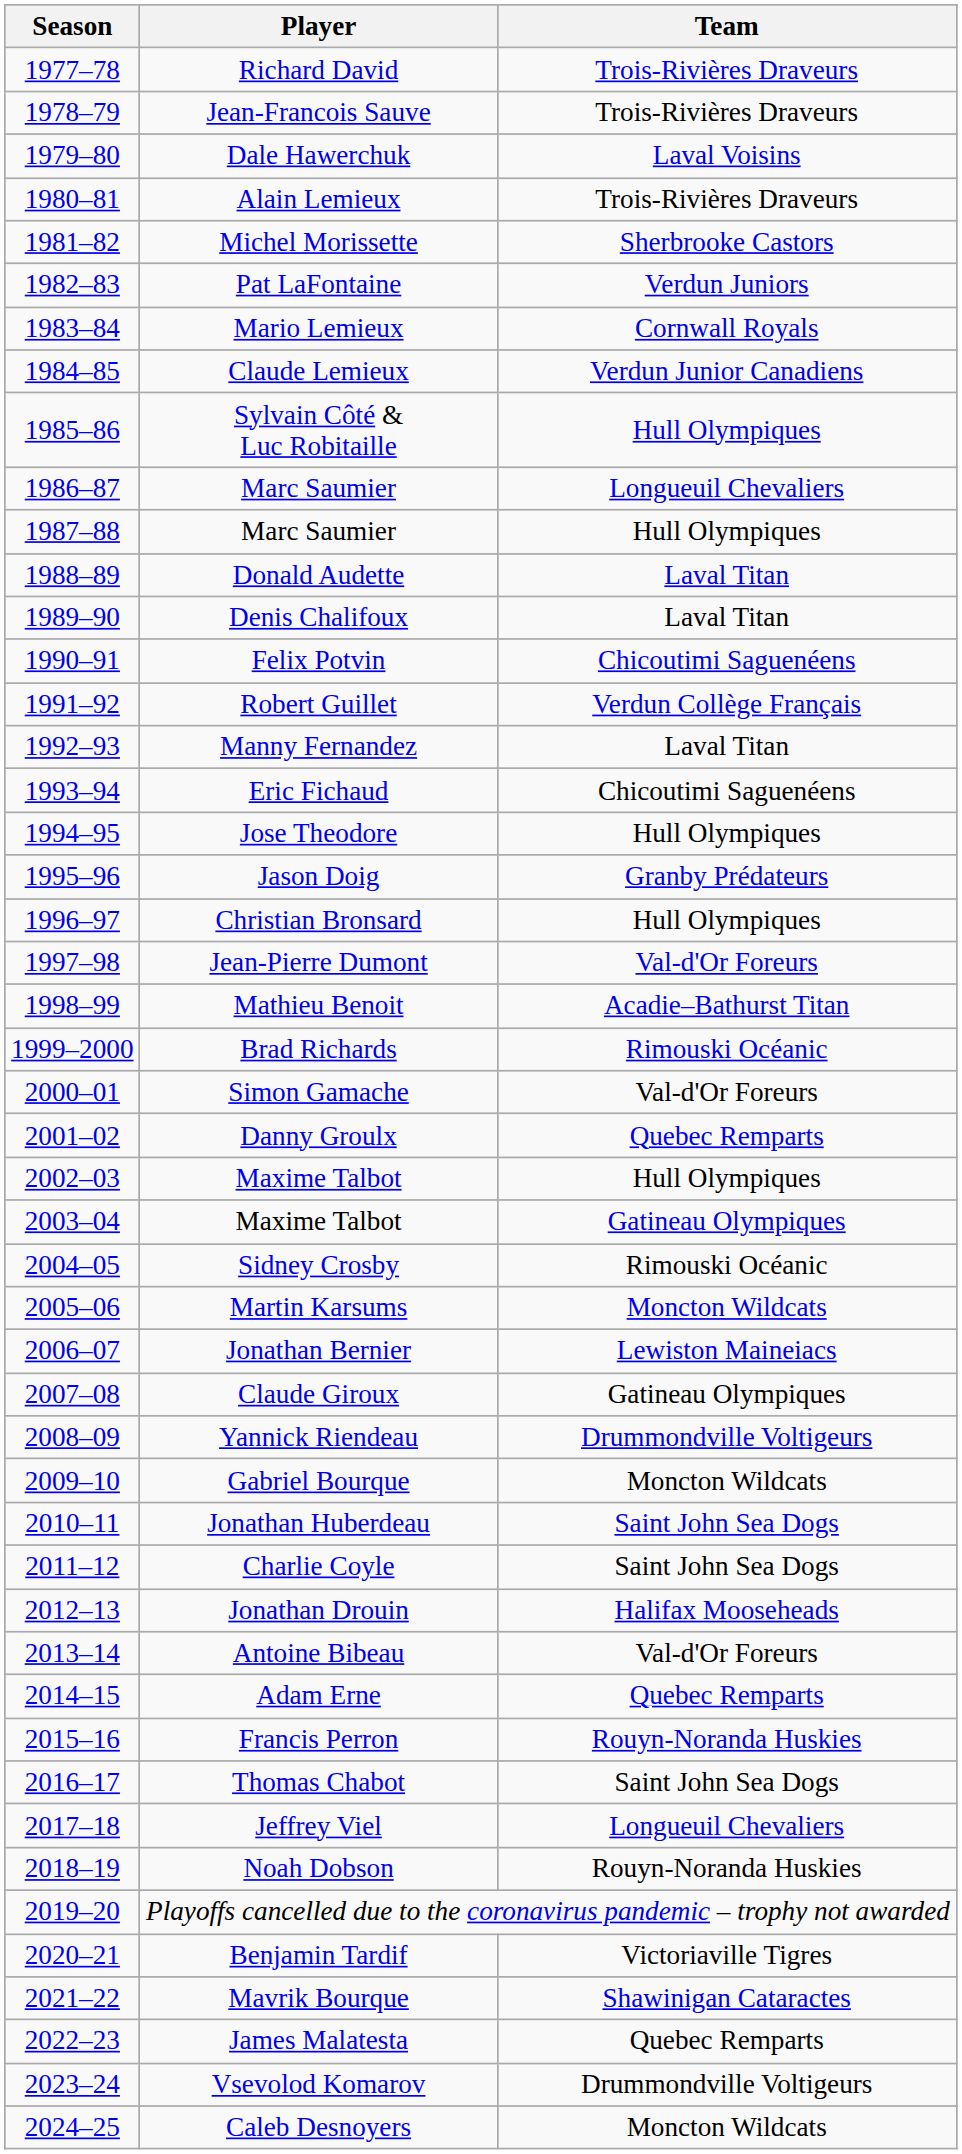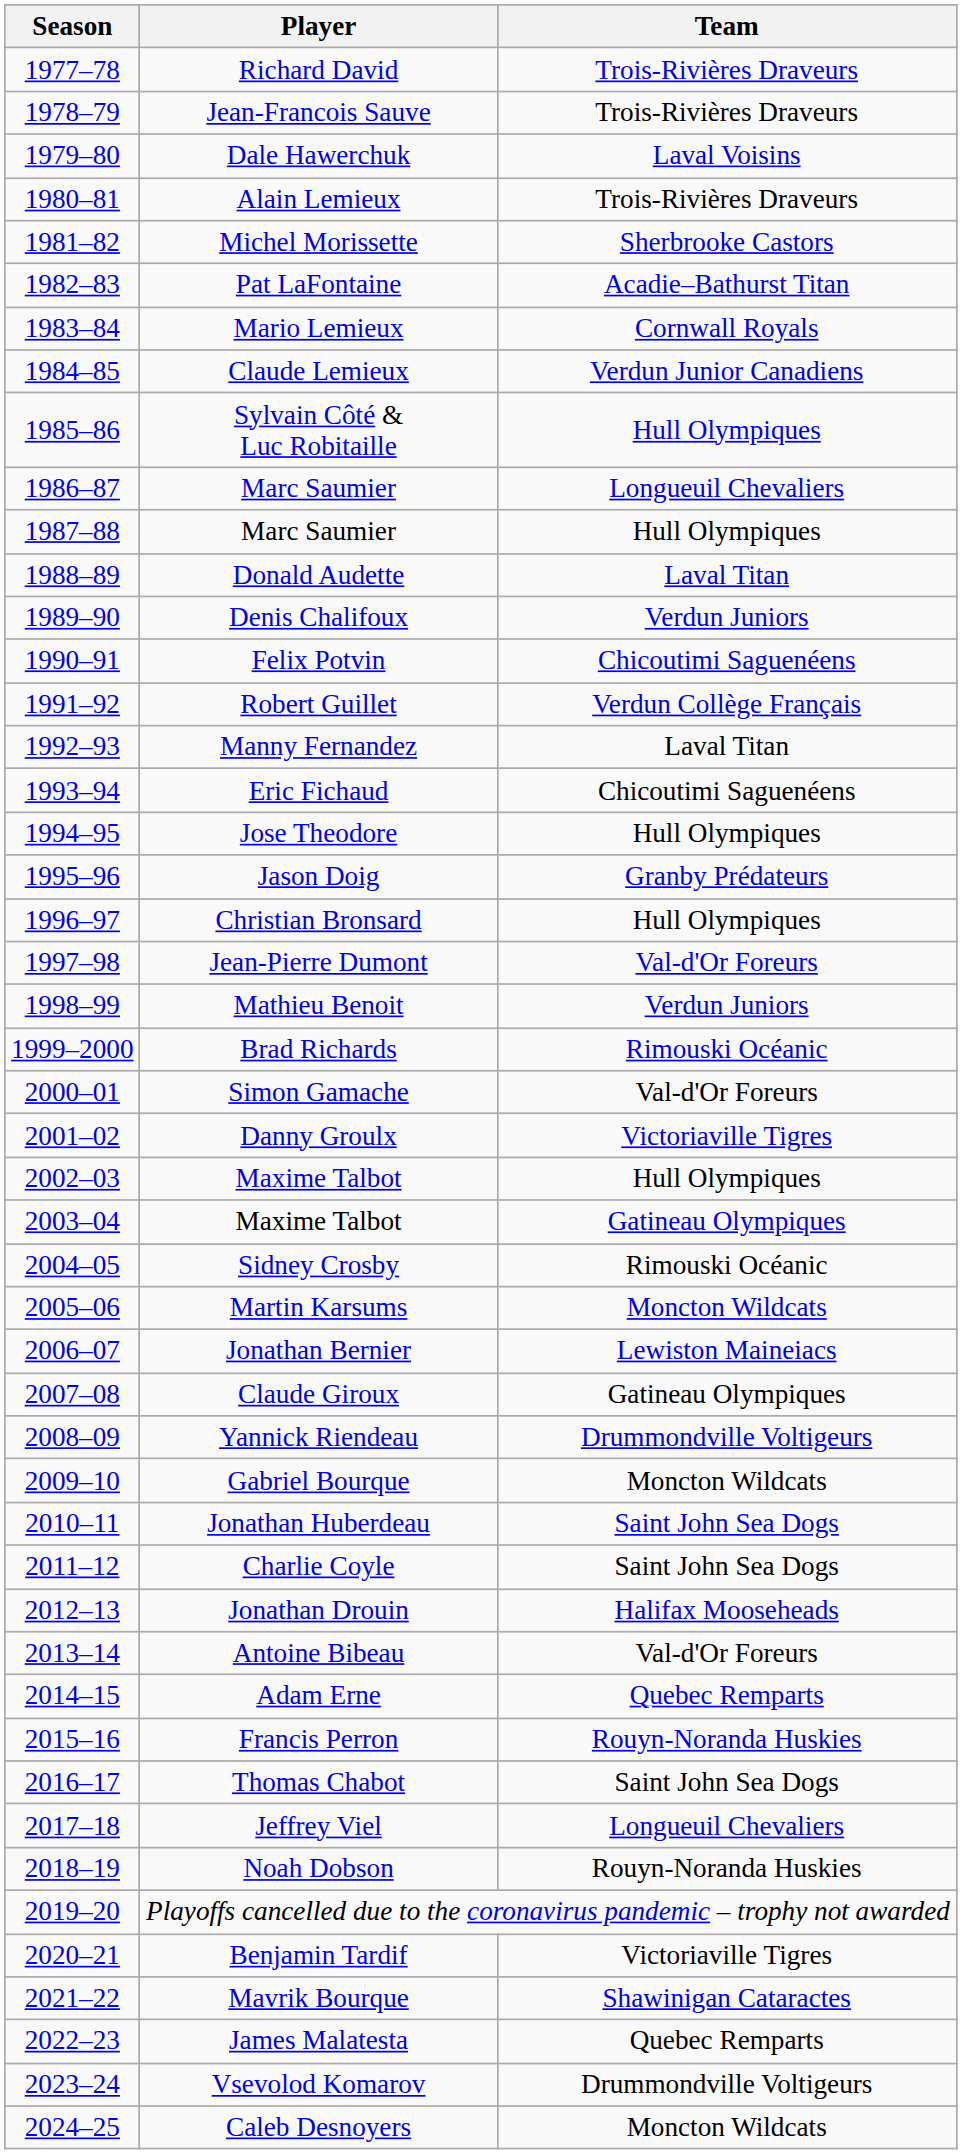(727, 284) Verdun Juniors -> (727, 284) Acadie–Bathurst Titan
(727, 617) Laval Titan -> (727, 617) Verdun Juniors
(727, 1005) Acadie–Bathurst Titan -> (727, 1005) Verdun Juniors
(727, 1135) Quebec Remparts -> (727, 1135) Victoriaville Tigres
